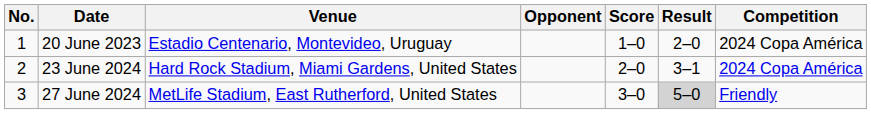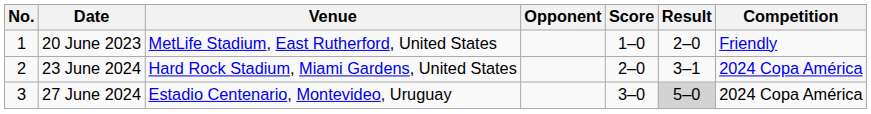(300, 43) Estadio Centenario, Montevideo, Uruguay -> (323, 43) MetLife Stadium, East Rutherford, United States
(791, 43) 2024 Copa América -> (748, 43) Friendly
(323, 95) MetLife Stadium, East Rutherford, United States -> (300, 95) Estadio Centenario, Montevideo, Uruguay
(748, 95) Friendly -> (791, 95) 2024 Copa América
